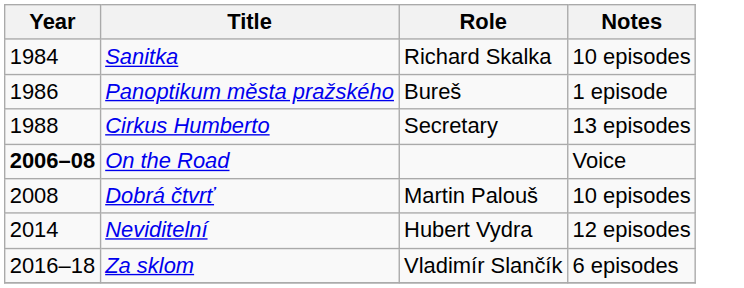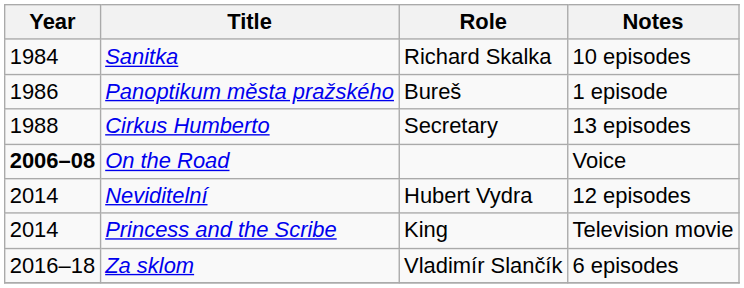- row: (160, 195)
+ row: (221, 230)
